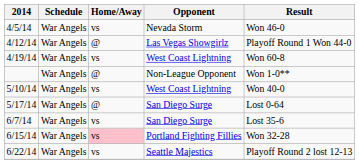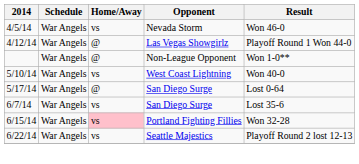- row: (21, 58)
